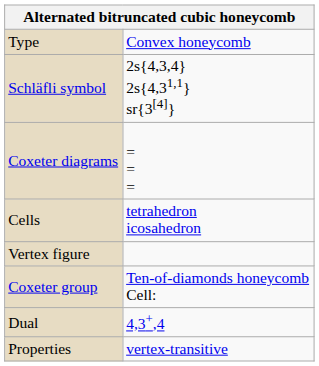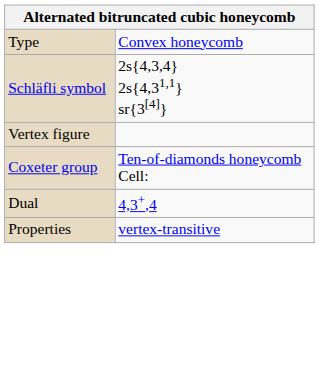- row: (63, 160)
- row: (24, 220)
